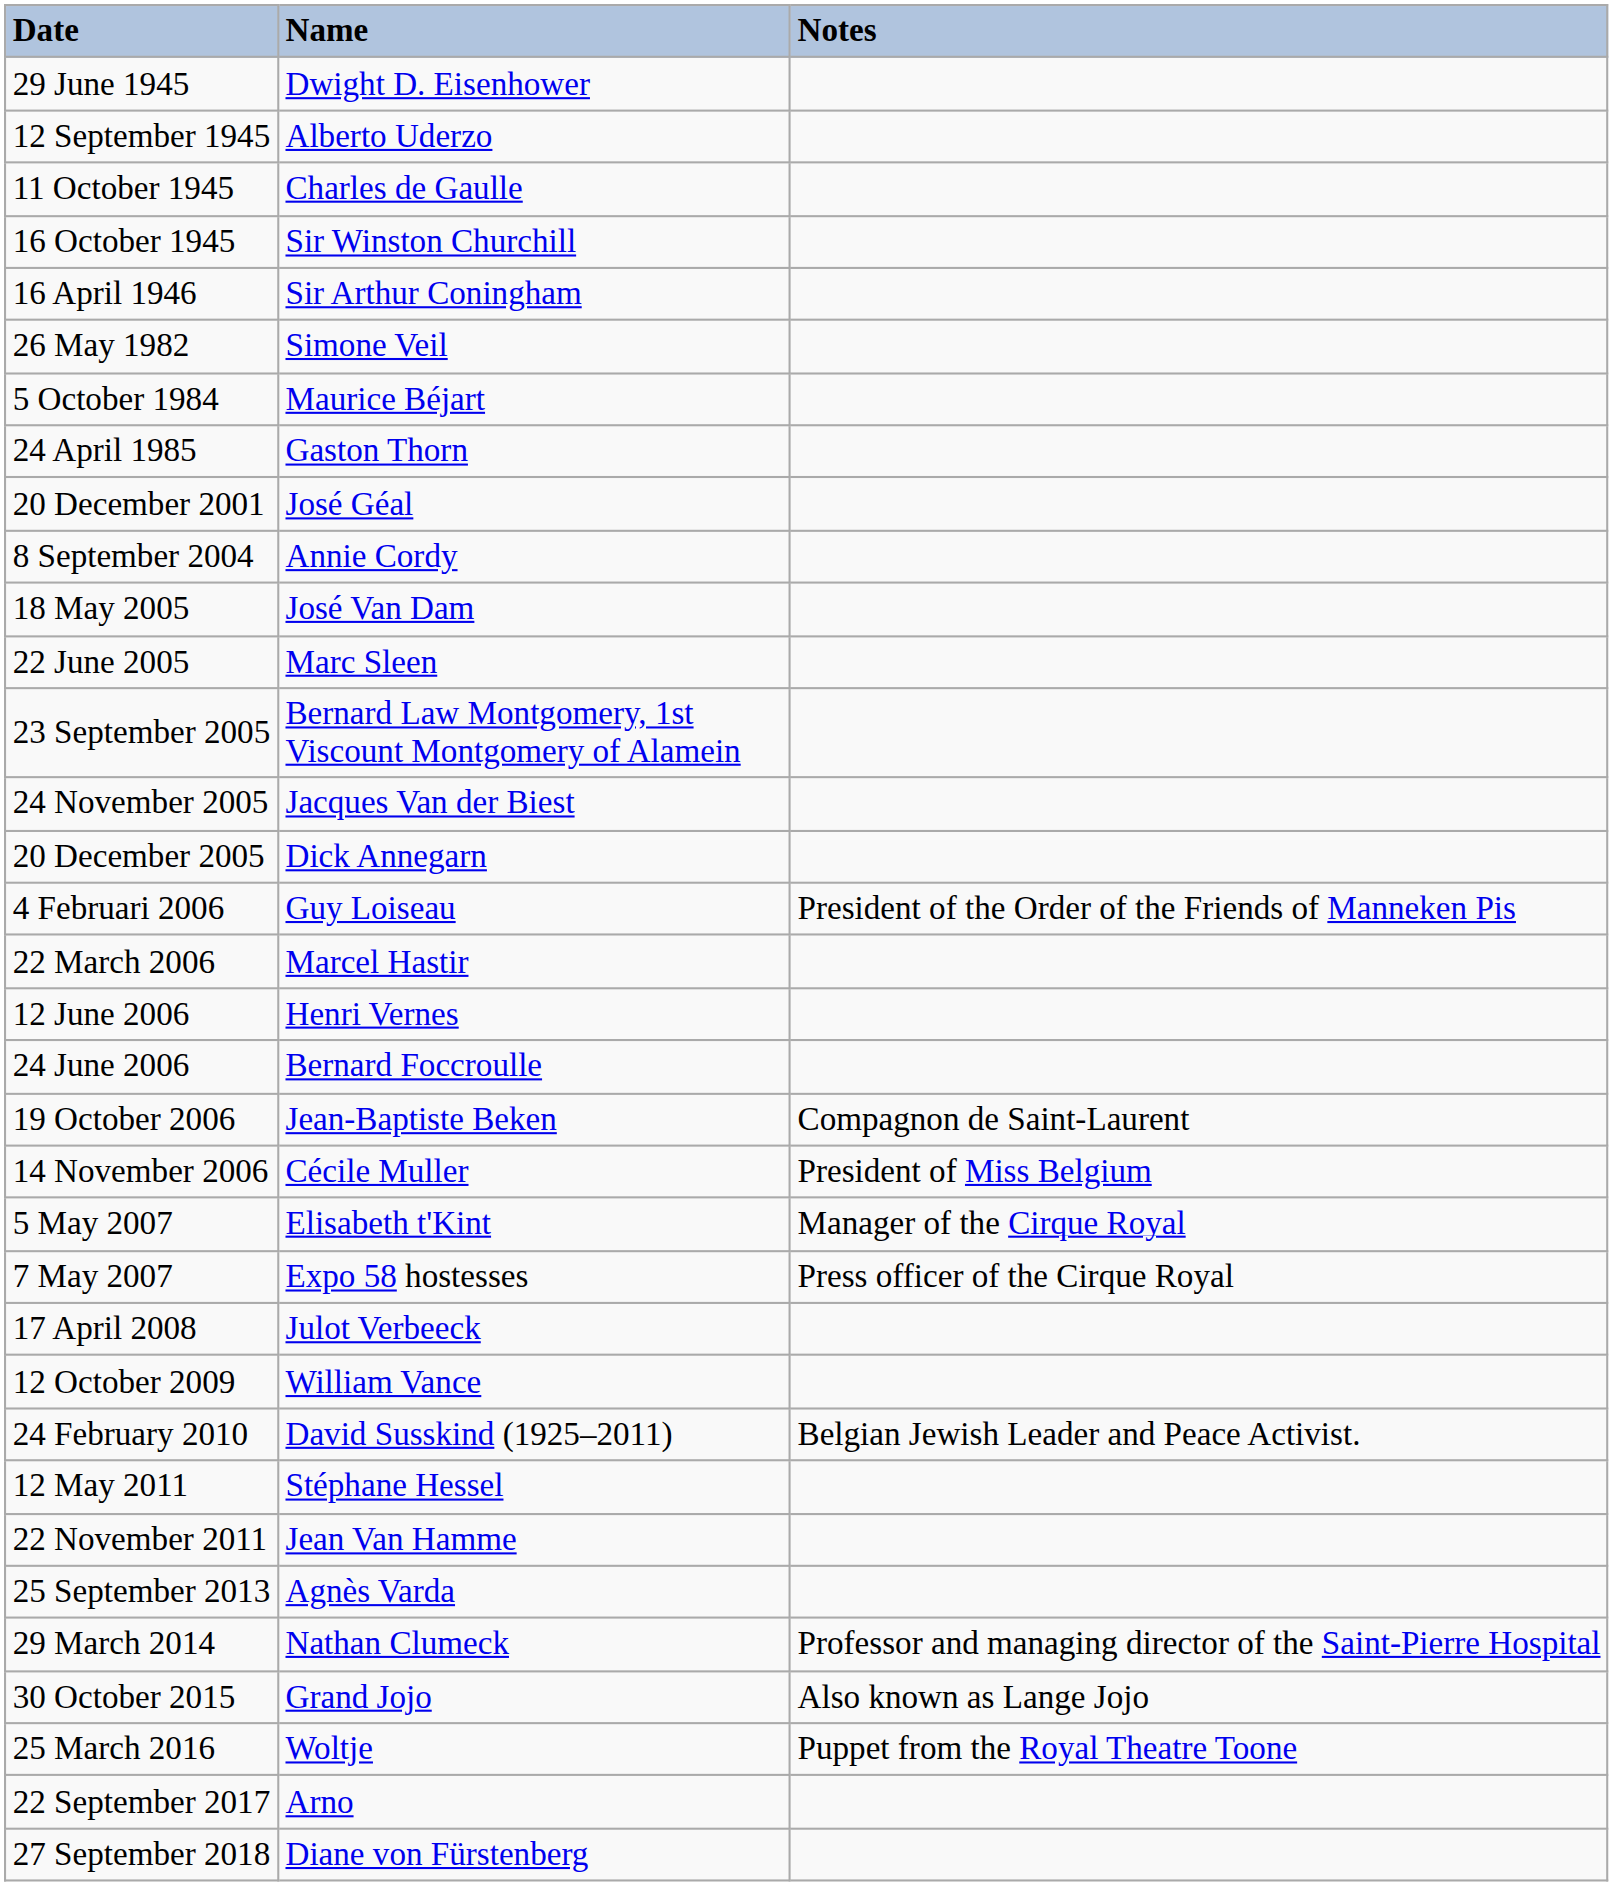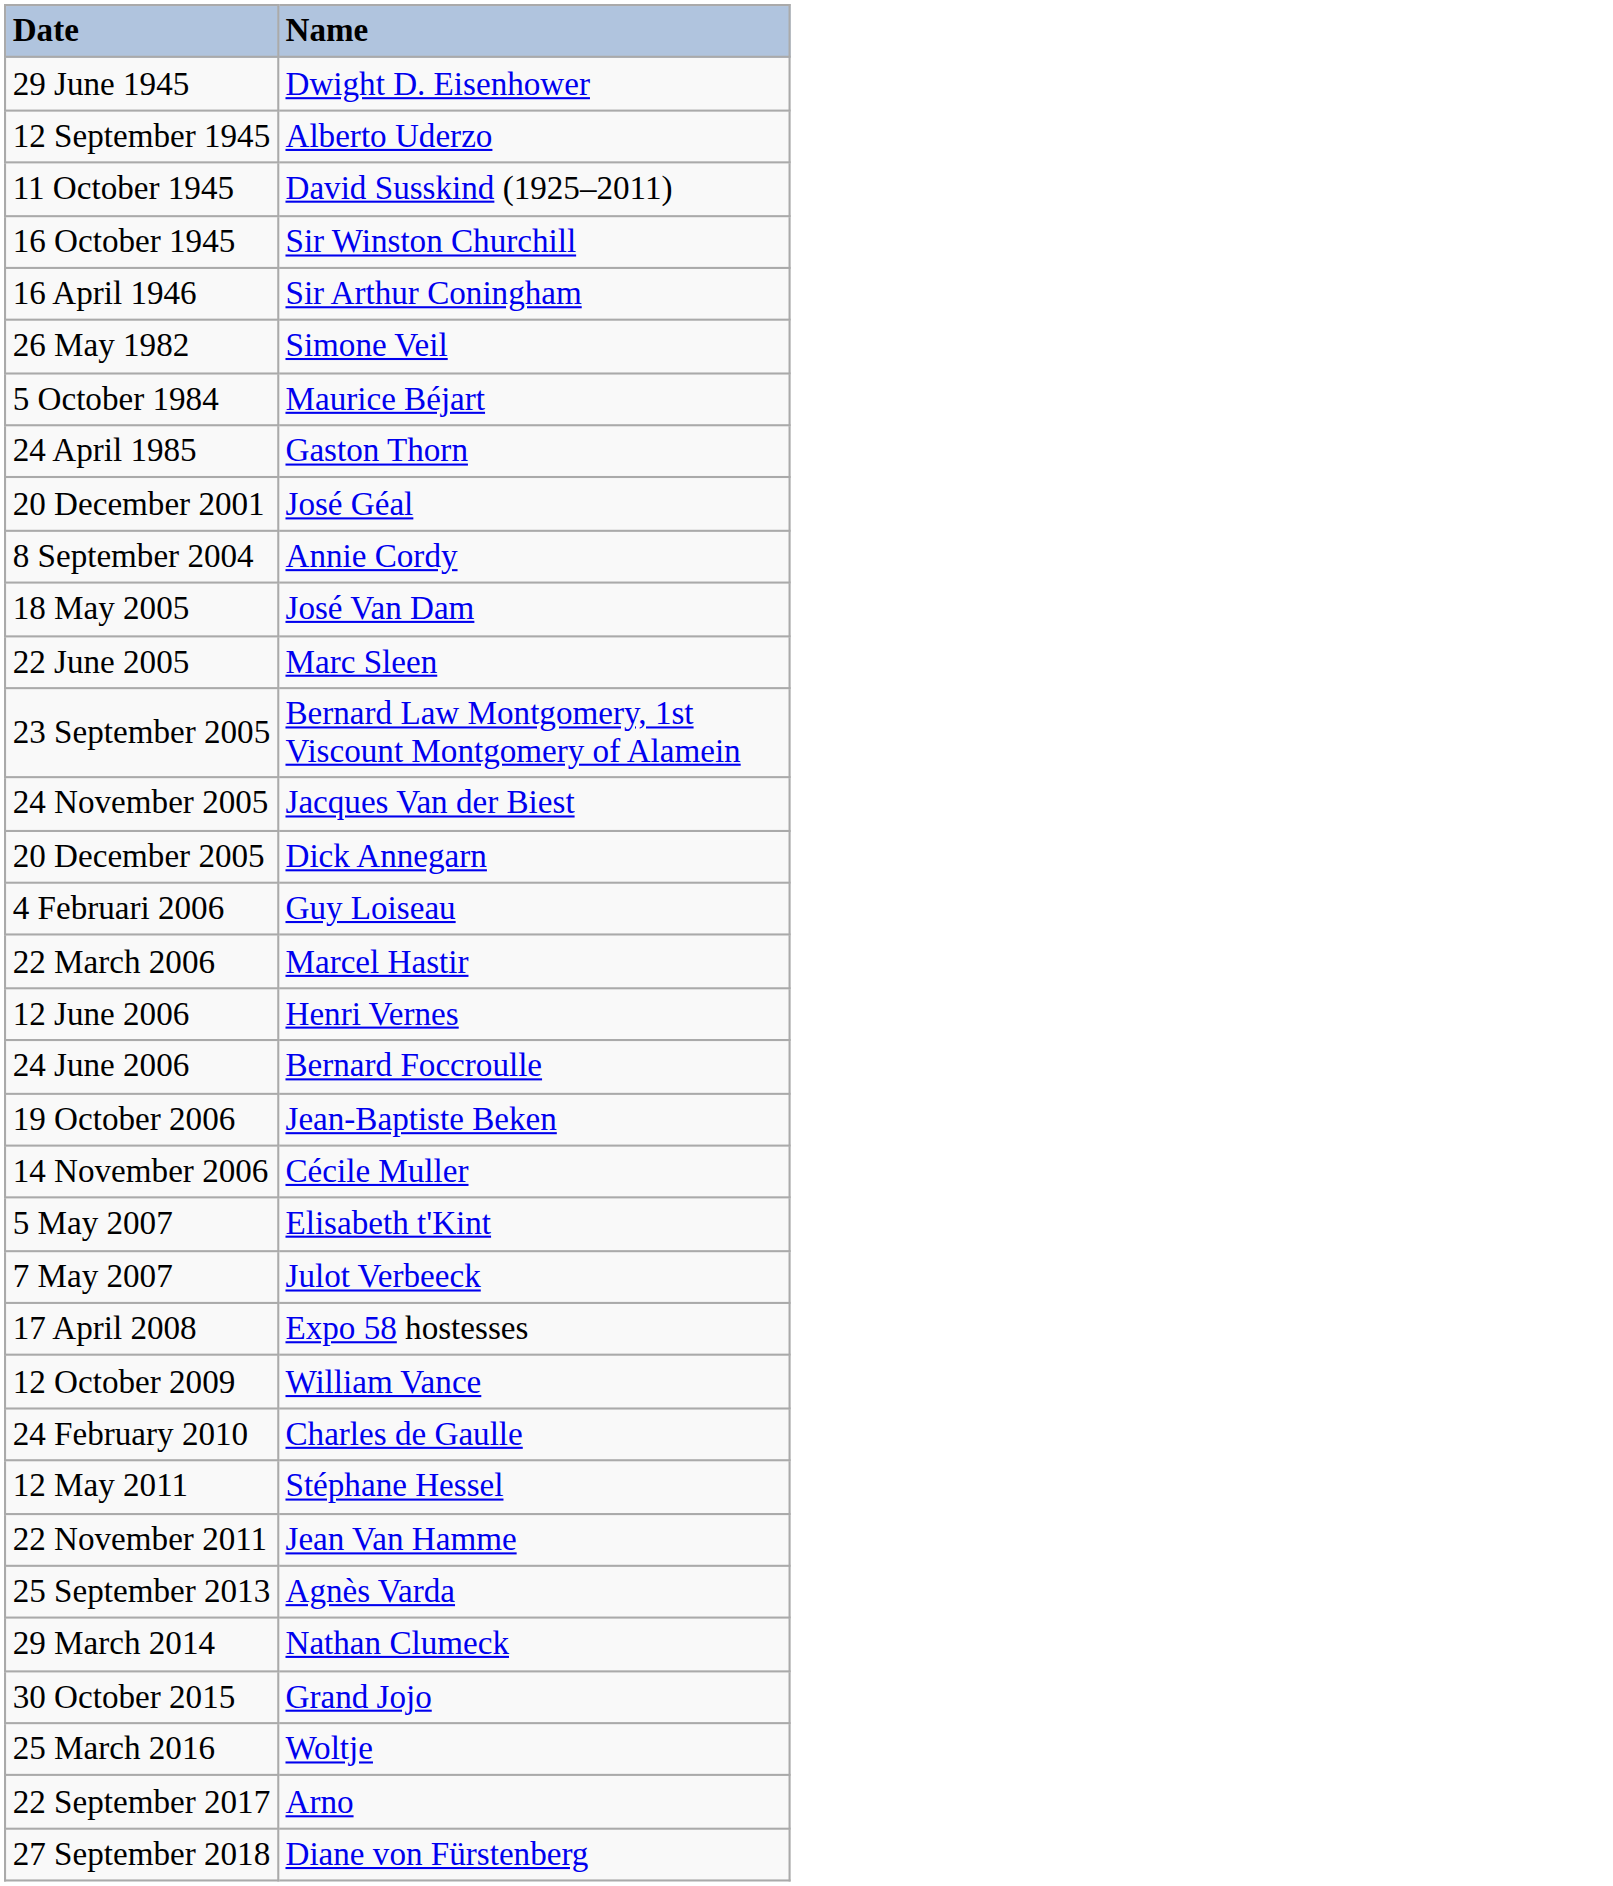- column: (837, 30)
(404, 188) Charles de Gaulle -> (479, 188) David Susskind (1925–2011)
(407, 1276) Expo 58 hostesses -> (383, 1276) Julot Verbeeck
(383, 1328) Julot Verbeeck -> (407, 1328) Expo 58 hostesses
(479, 1433) David Susskind (1925–2011) -> (404, 1433) Charles de Gaulle
